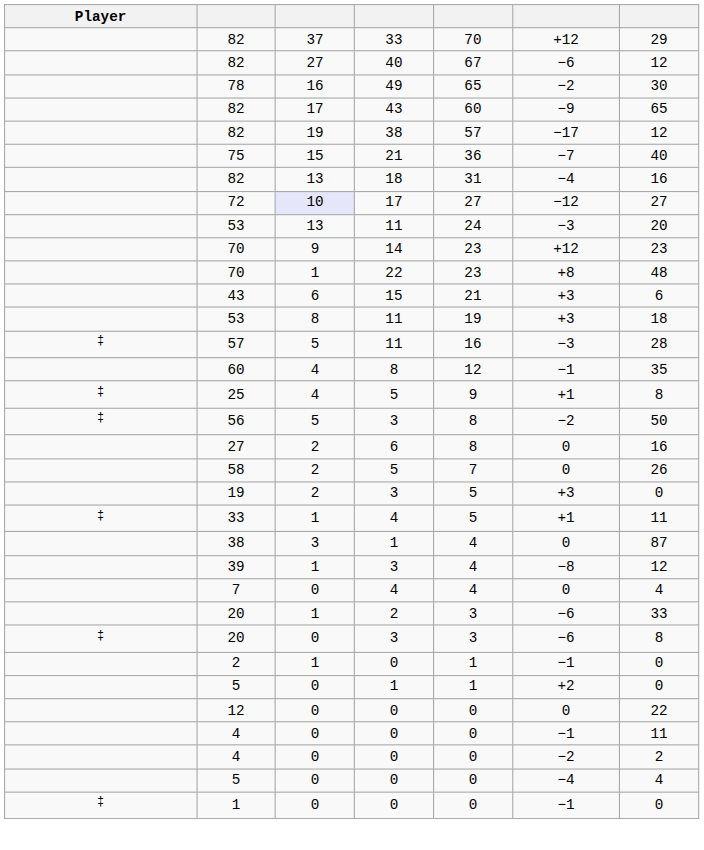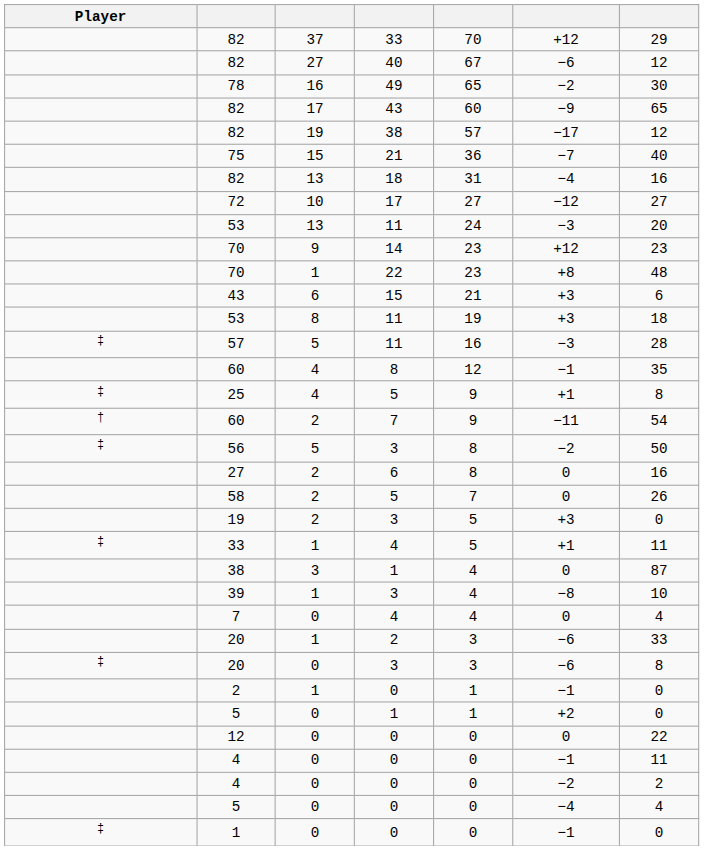(315, 203) lavender background -> (315, 203) no background
+ row: (236, 422)
(659, 567) 12 -> (659, 594) 10
